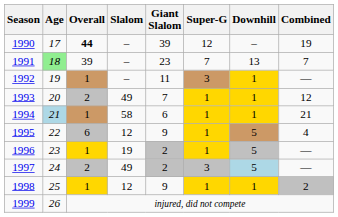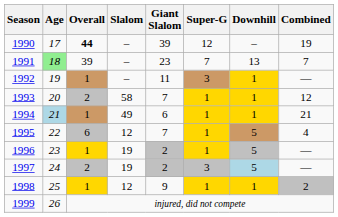(127, 97) 49 -> (127, 97) 58
(127, 114) 58 -> (127, 114) 49
(165, 132) 9 -> (165, 132) 7
(127, 168) 49 -> (127, 168) 19
